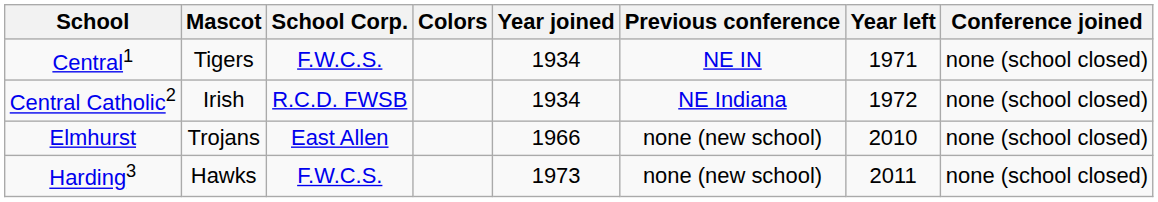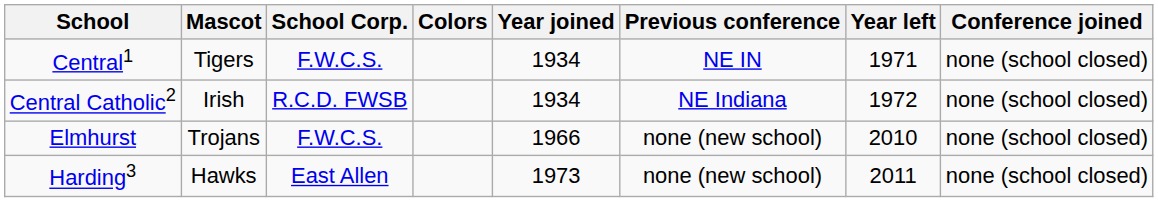(340, 138) East Allen -> (340, 138) F.W.C.S.
(340, 175) F.W.C.S. -> (340, 175) East Allen
